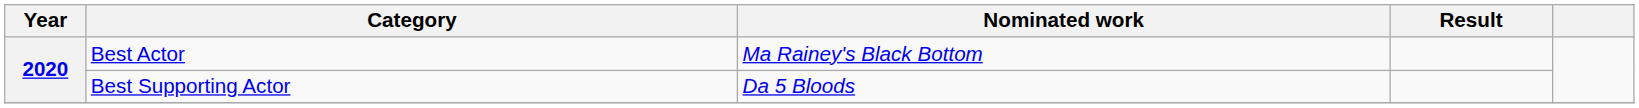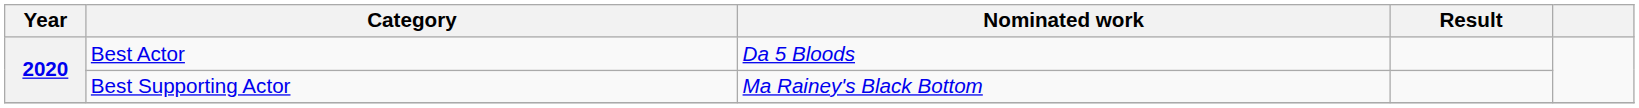(863, 53) Ma Rainey's Black Bottom -> (799, 53) Da 5 Bloods
(799, 86) Da 5 Bloods -> (863, 86) Ma Rainey's Black Bottom
